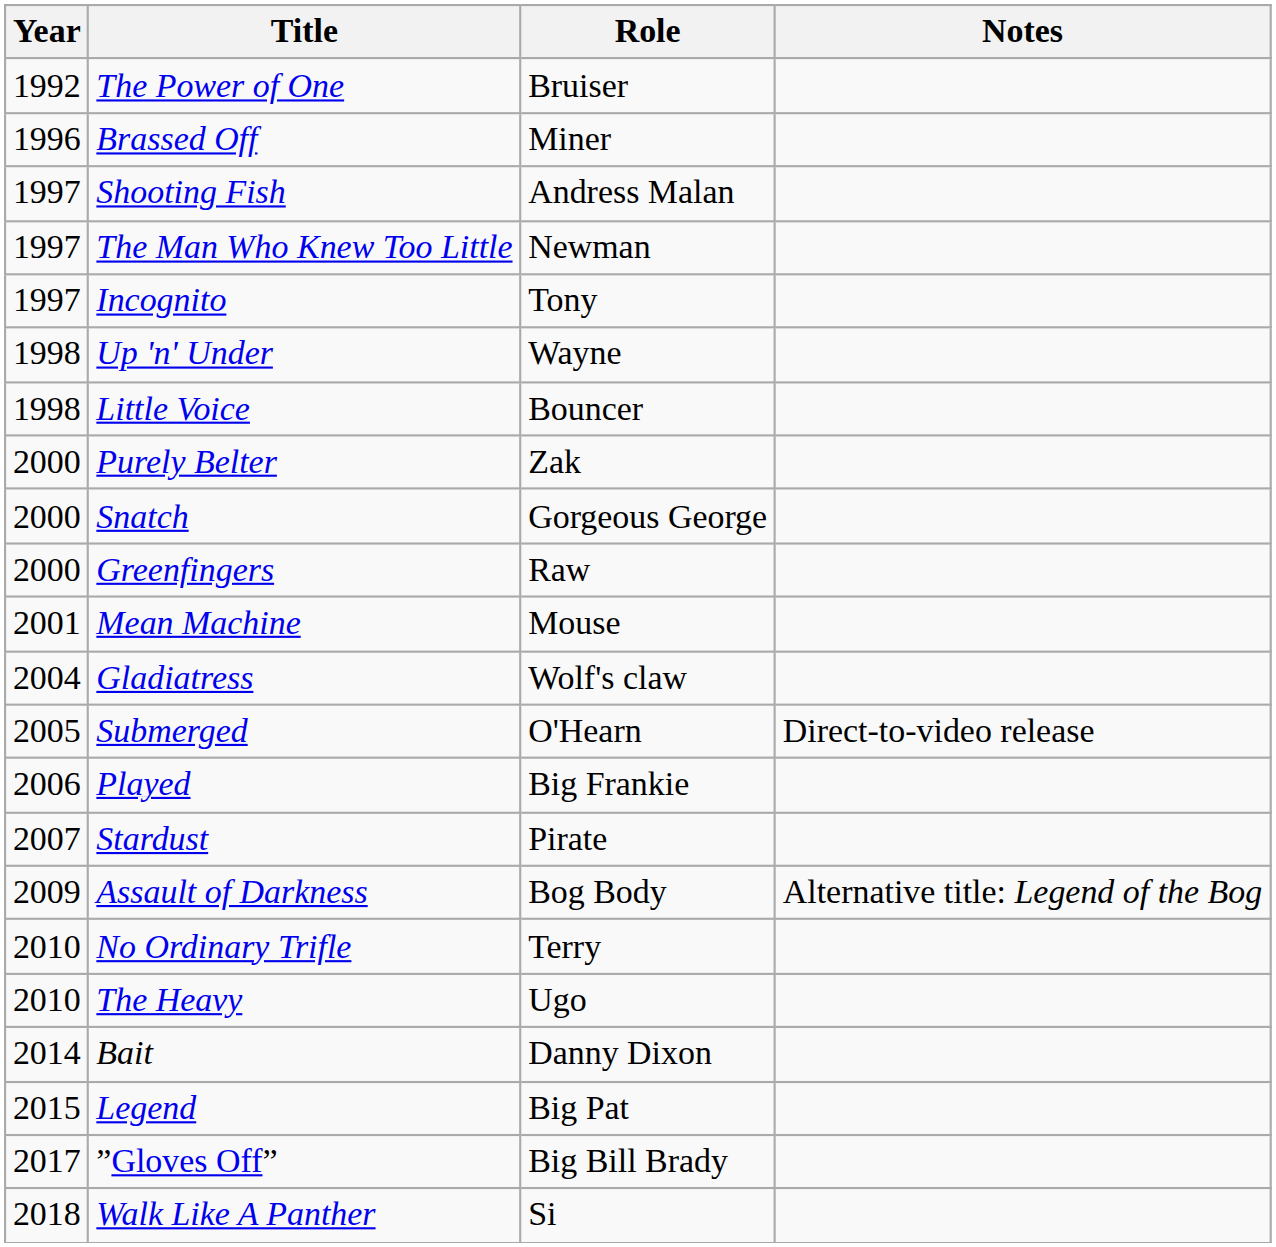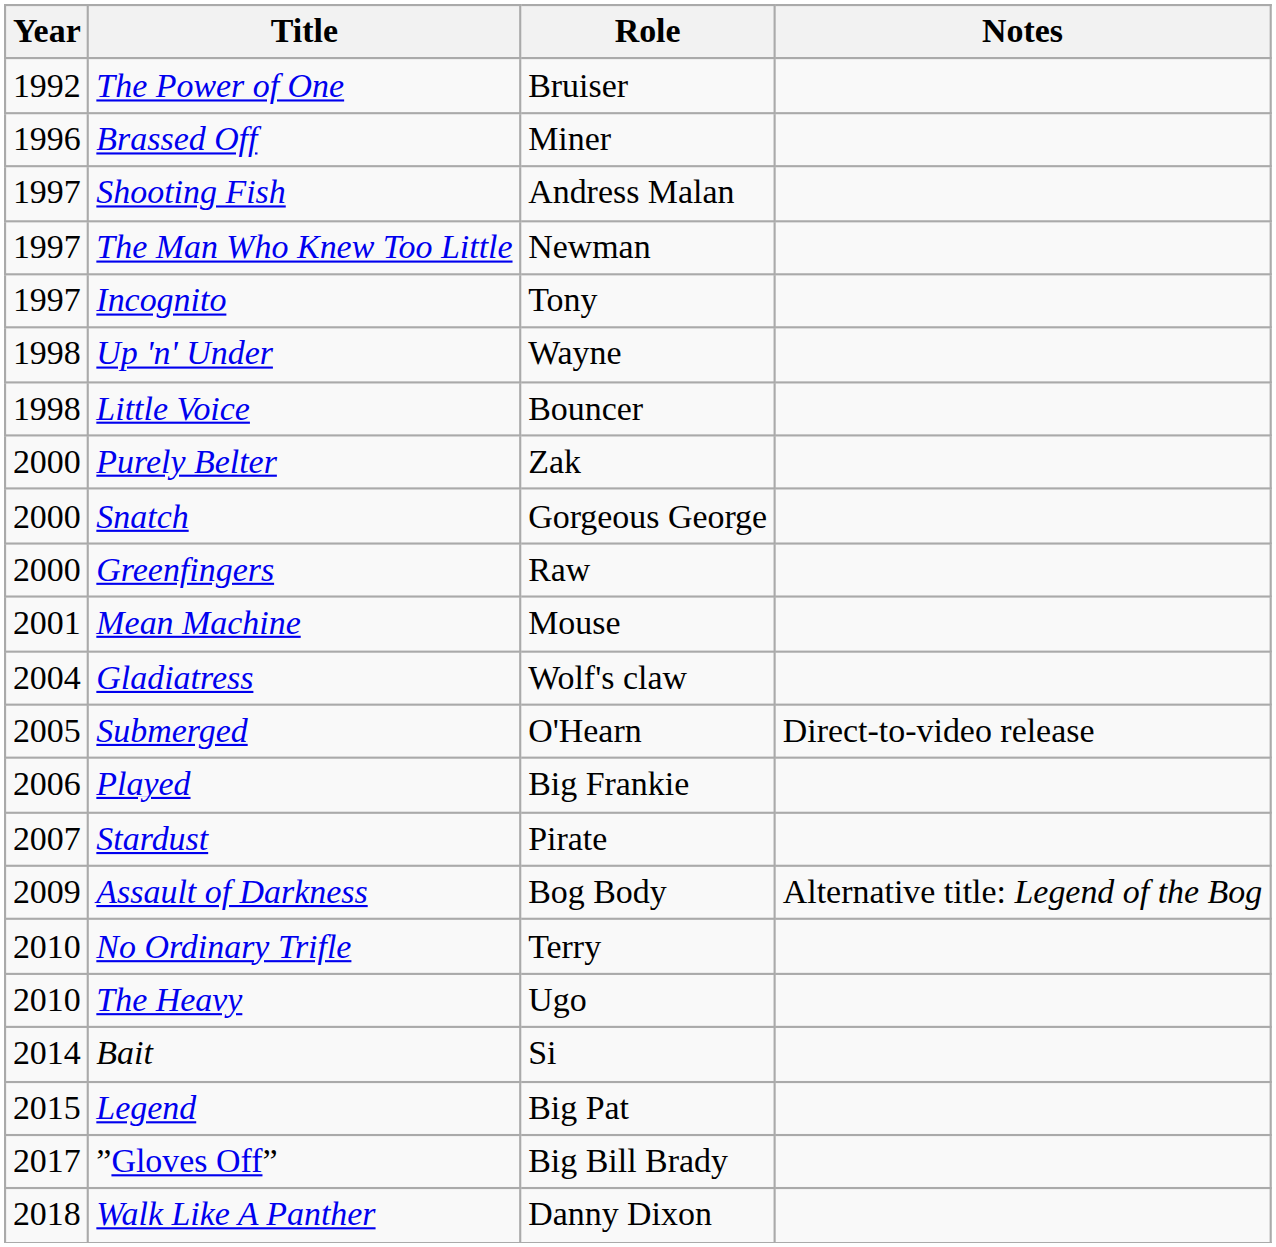(620, 1053) Danny Dixon -> (542, 1053) Si
(542, 1214) Si -> (620, 1214) Danny Dixon
